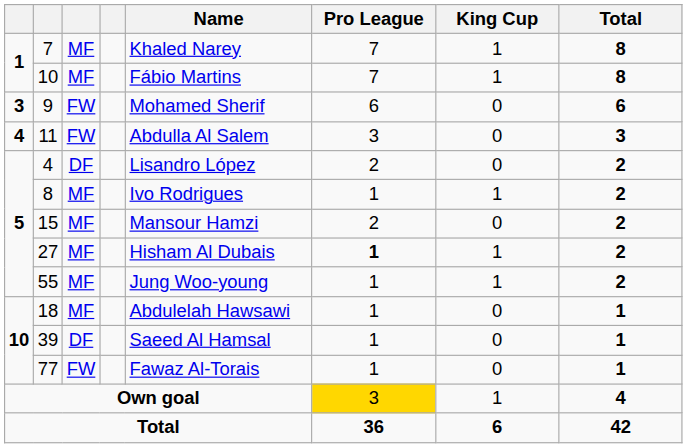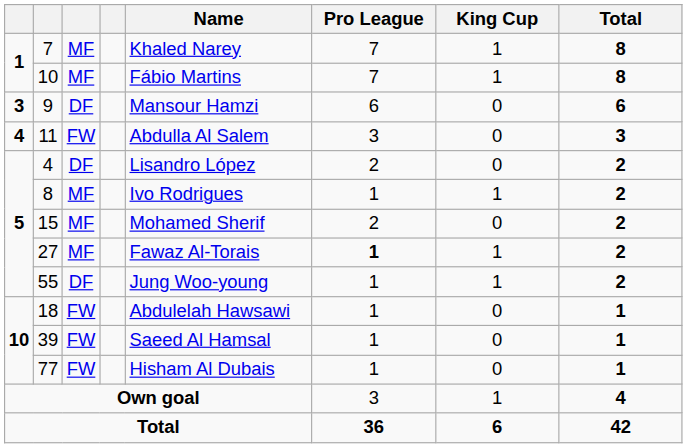(81, 106) FW -> (81, 106) DF
(197, 106) Mohamed Sherif -> (194, 106) Mansour Hamzi
(194, 223) Mansour Hamzi -> (197, 223) Mohamed Sherif
(202, 252) Hisham Al Dubais -> (194, 252) Fawaz Al-Torais
(81, 281) MF -> (81, 281) DF
(81, 310) MF -> (81, 310) FW
(81, 340) DF -> (81, 340) FW
(194, 369) Fawaz Al-Torais -> (202, 369) Hisham Al Dubais
(374, 398) gold background -> (374, 398) no background
